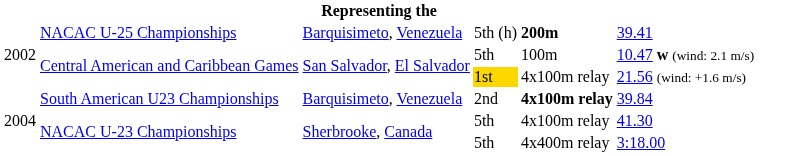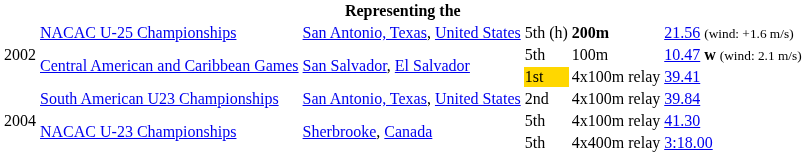(382, 32) Barquisimeto, Venezuela -> (412, 32) San Antonio, Texas, United States
(635, 32) 39.41 -> (729, 32) 21.56 (wind: +1.6 m/s)
(681, 76) 21.56 (wind: +1.6 m/s) -> (682, 76) 39.41
(382, 98) Barquisimeto, Venezuela -> (412, 98) San Antonio, Texas, United States
(567, 98) bold -> (616, 98) normal
